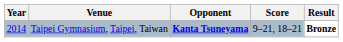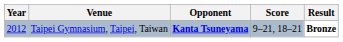(16, 29) 2014 -> (16, 29) 2012
